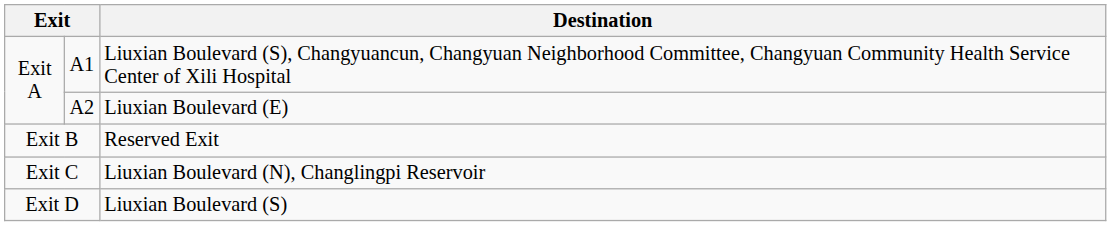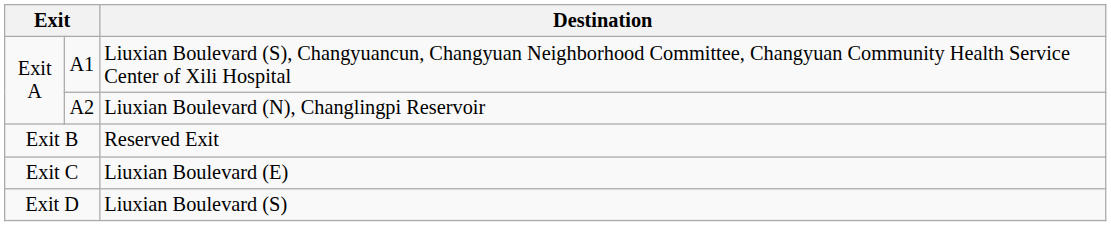(196, 107) Liuxian Boulevard (E) -> (295, 107) Liuxian Boulevard (N), Changlingpi Reservoir
(295, 172) Liuxian Boulevard (N), Changlingpi Reservoir -> (196, 172) Liuxian Boulevard (E)
